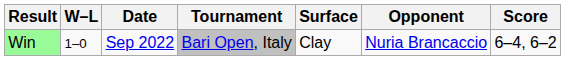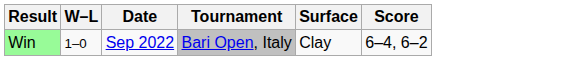- column: (426, 17)
